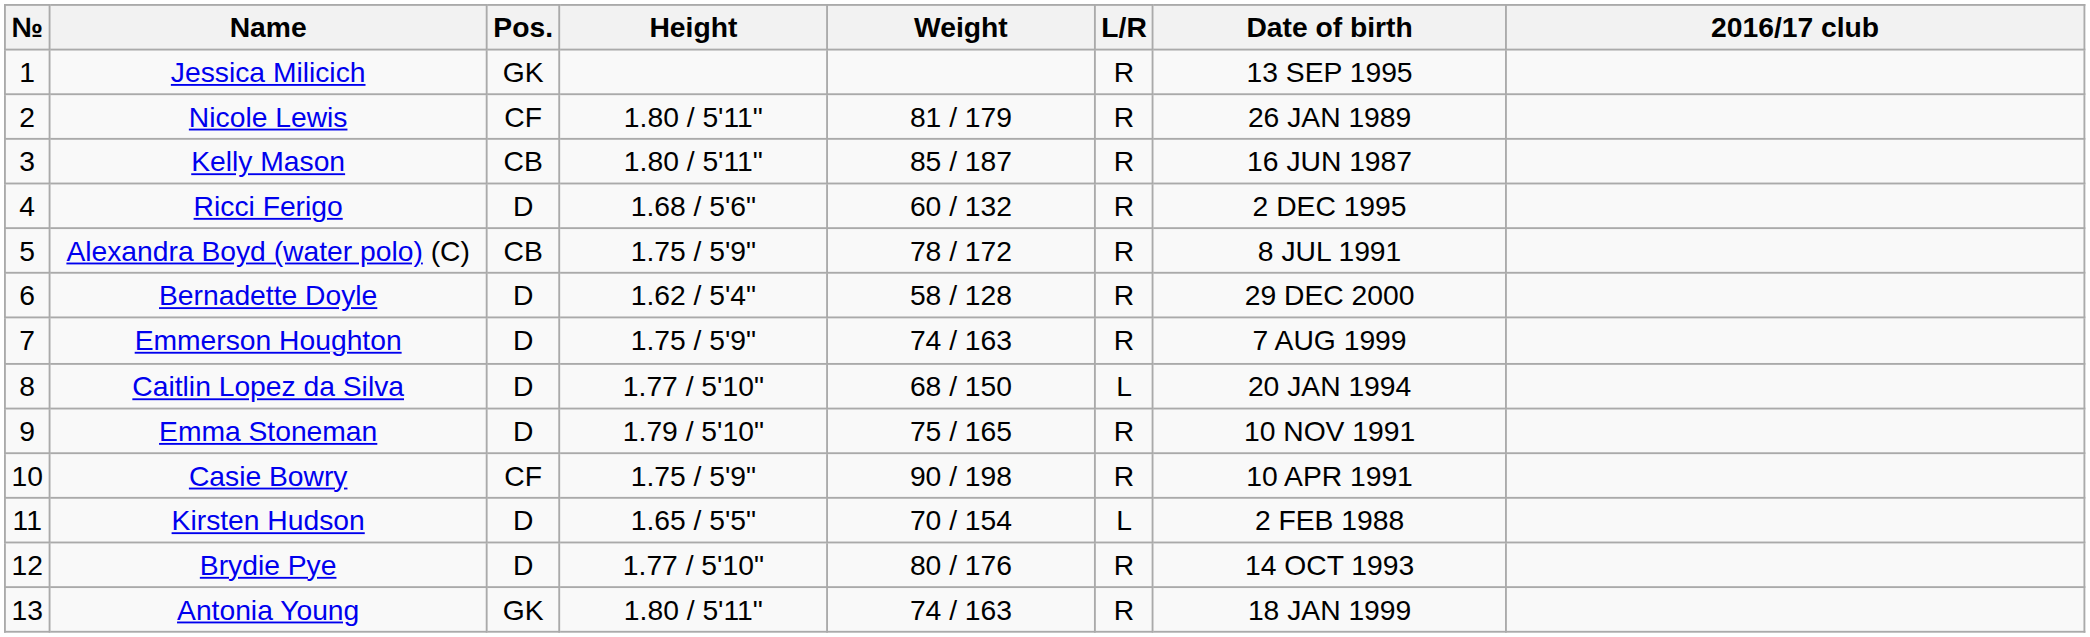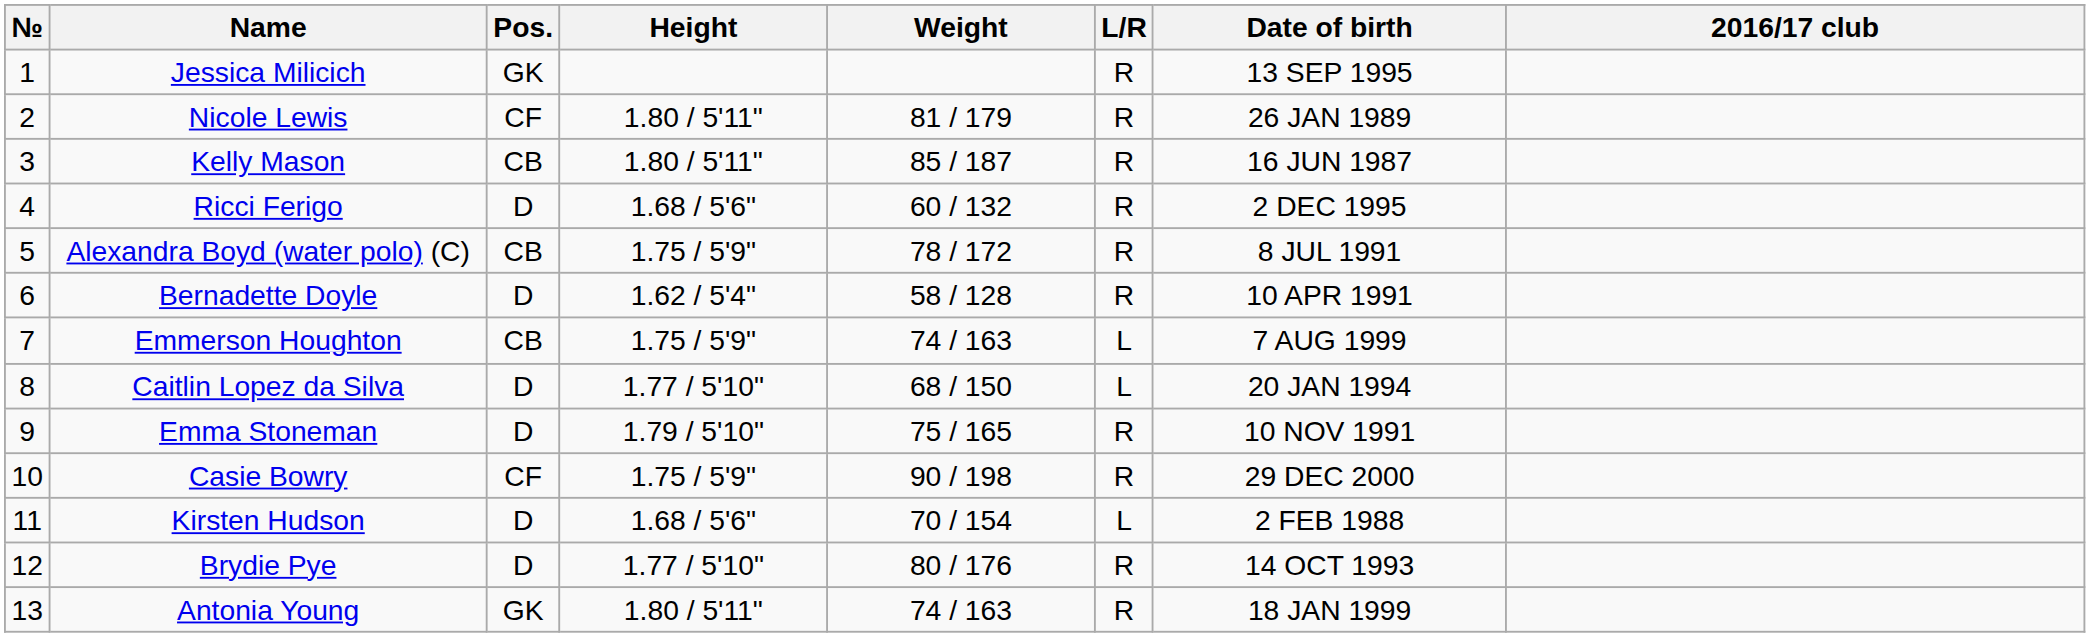(1330, 296) 29 DEC 2000 -> (1330, 296) 10 APR 1991
(523, 341) D -> (523, 341) CB
(1124, 341) R -> (1124, 341) L
(1330, 475) 10 APR 1991 -> (1330, 475) 29 DEC 2000
(693, 520) 1.65 / 5'5" -> (693, 520) 1.68 / 5'6"
